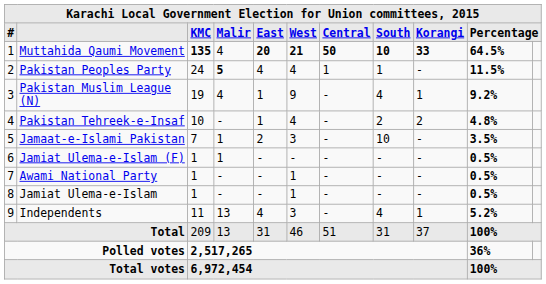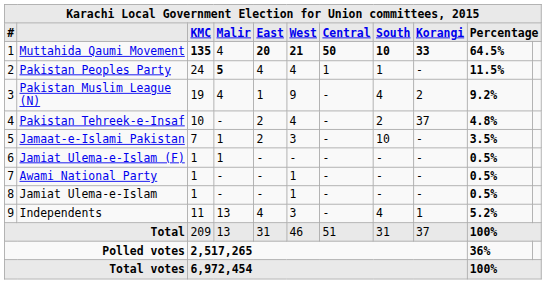(419, 95) 1 -> (419, 95) 2
(260, 120) 1 -> (260, 120) 2
(419, 120) 2 -> (423, 120) 37
